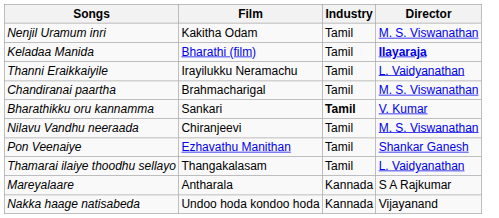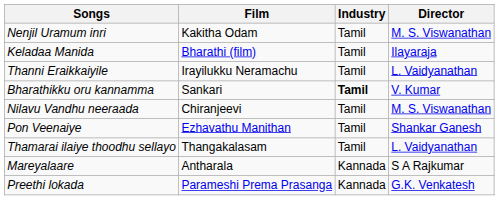(403, 52) bold -> (414, 52) normal
- row: (62, 90)
+ row: (46, 185)
- row: (74, 204)
